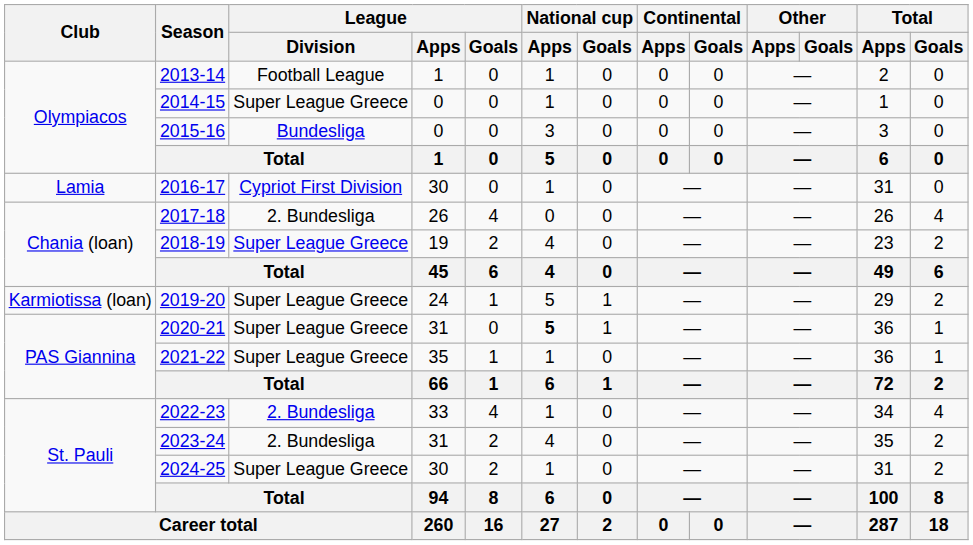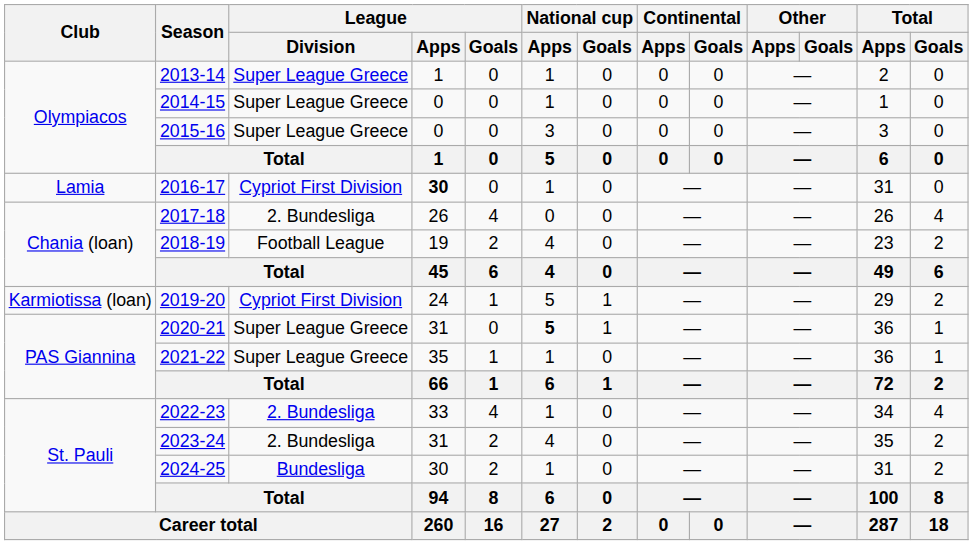(321, 74) Football League -> (321, 74) Super League Greece
(321, 131) Bundesliga -> (321, 131) Super League Greece
(438, 187) normal -> (438, 187) bold
(321, 243) Super League Greece -> (321, 243) Football League
(321, 300) Super League Greece -> (321, 300) Cypriot First Division
(321, 469) Super League Greece -> (321, 469) Bundesliga
